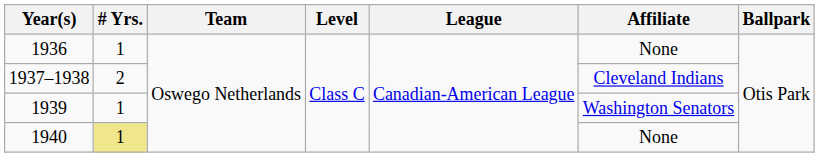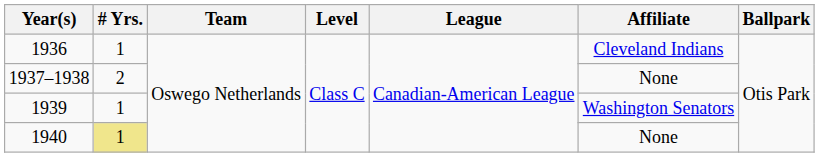(658, 49) None -> (658, 49) Cleveland Indians
(658, 78) Cleveland Indians -> (658, 78) None
